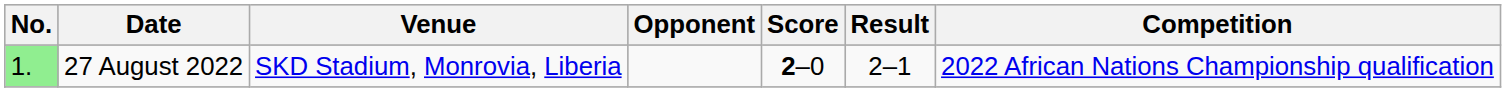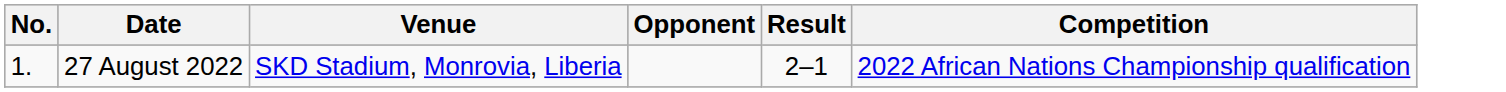- column: (803, 24)
(21, 65) lightgreen background -> (21, 65) no background
